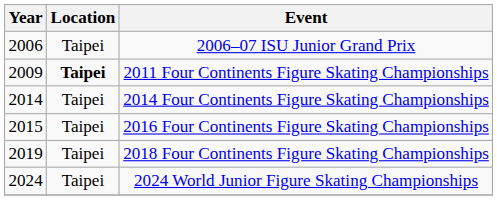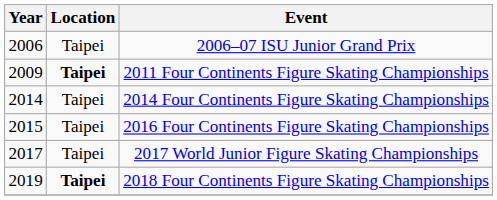+ row: (306, 153)
(83, 153) normal -> (83, 180) bold
- row: (306, 180)
